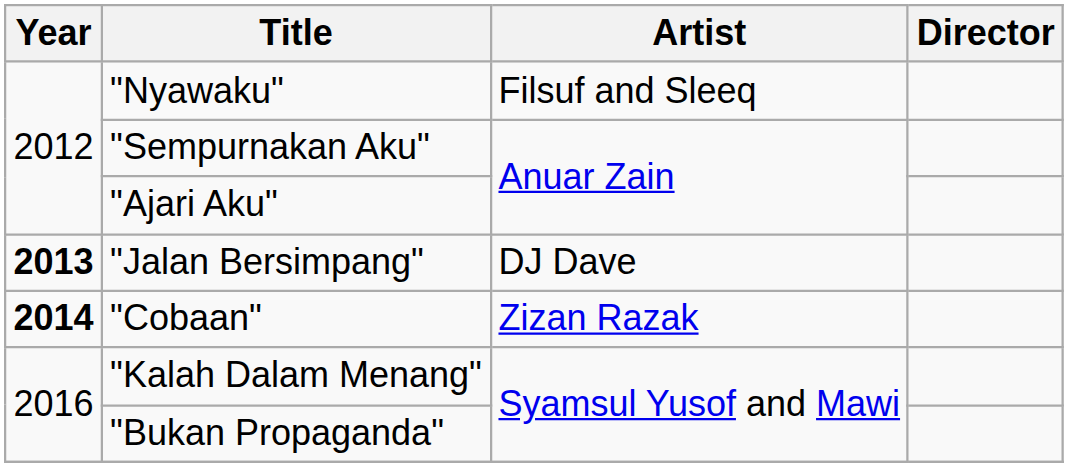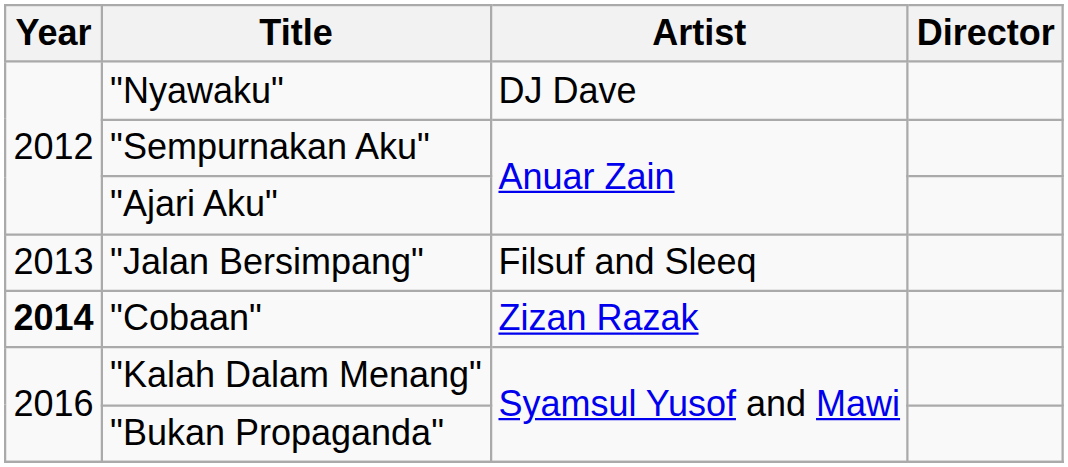(628, 90) Filsuf and Sleeq -> (568, 90) DJ Dave
(53, 261) bold -> (53, 261) normal
(568, 261) DJ Dave -> (628, 261) Filsuf and Sleeq
